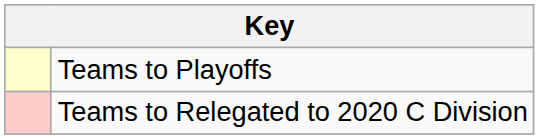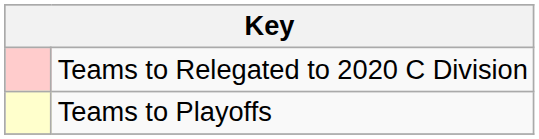rows swapped: (165, 69) <-> (293, 112)
